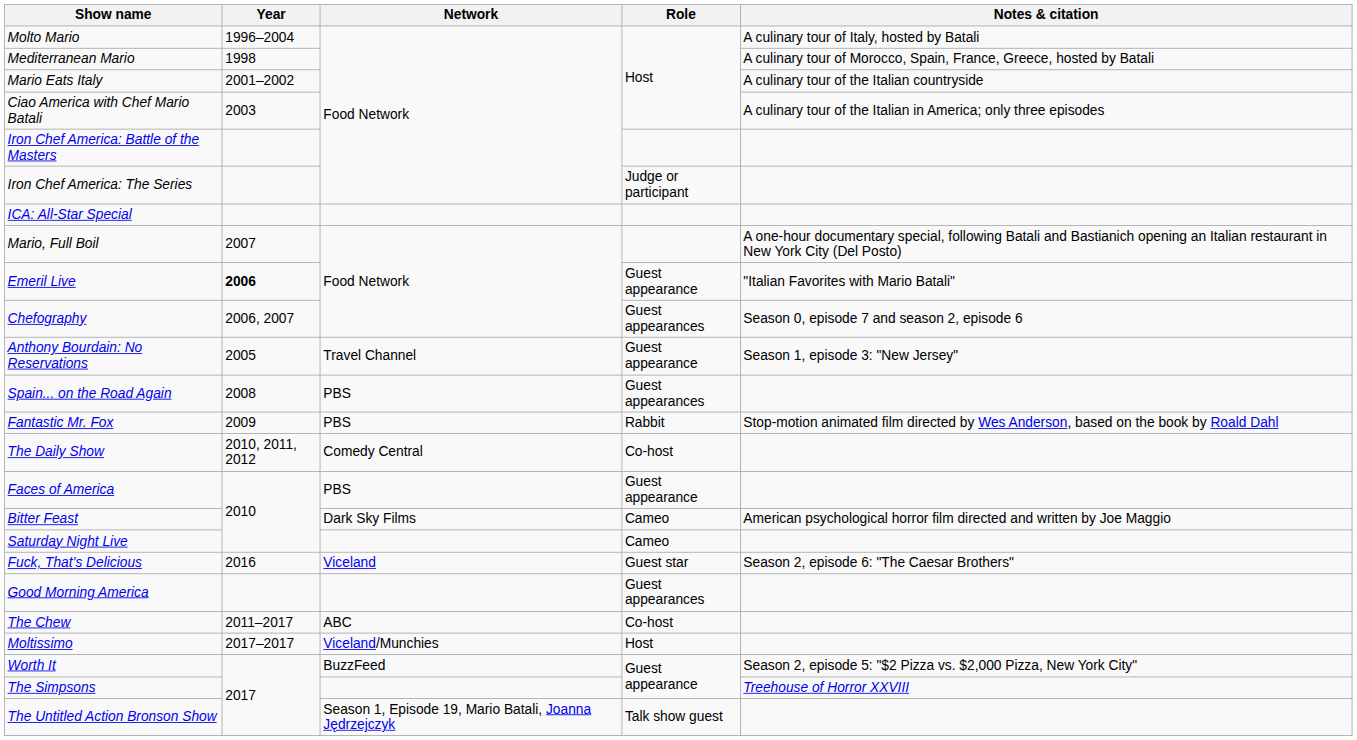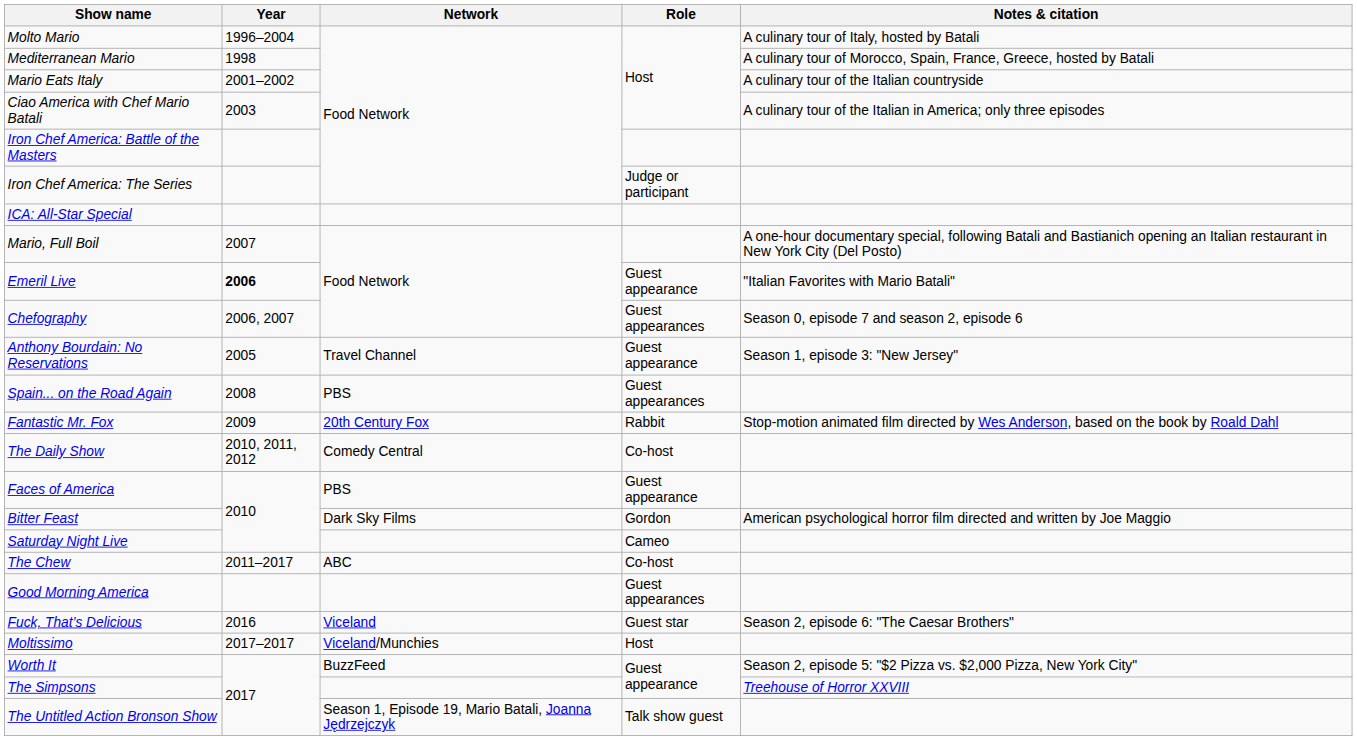(337, 422) PBS -> (376, 422) 20th Century Fox
(647, 519) Cameo -> (648, 519) Gordon
rows swapped: (39, 622) <-> (75, 563)
